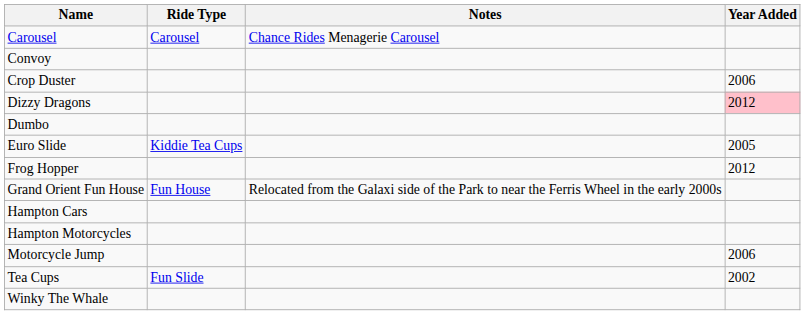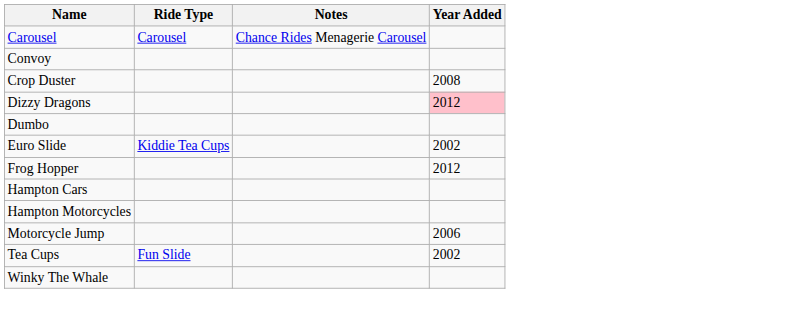(742, 80) 2006 -> (447, 80) 2008
(742, 146) 2005 -> (447, 146) 2002
- row: (76, 189)
